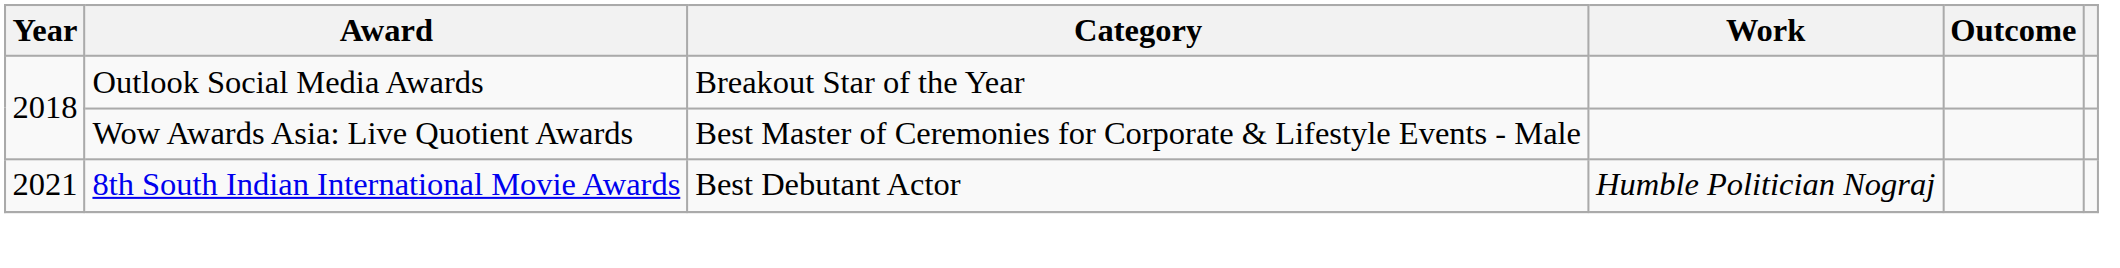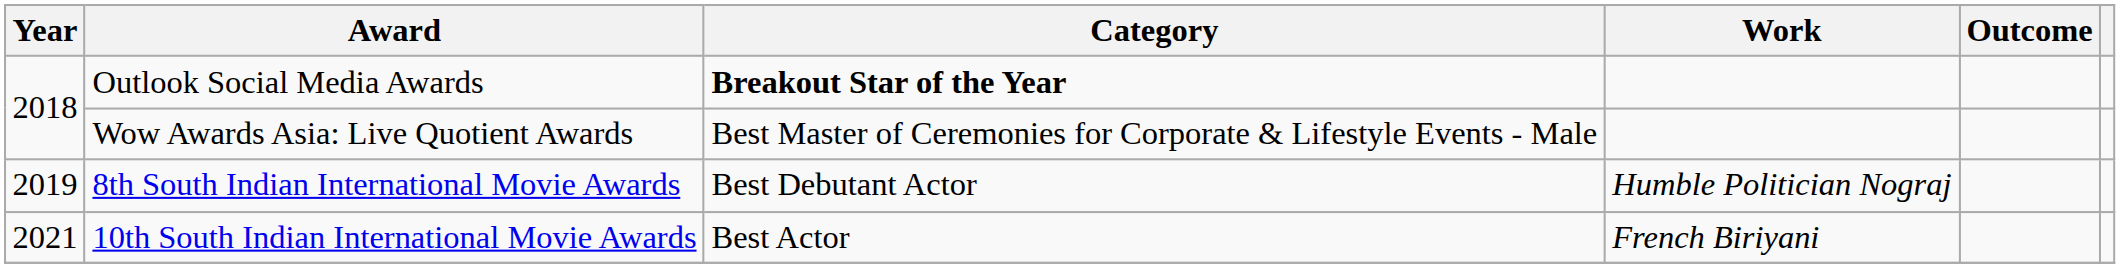(860, 81) normal -> (889, 81) bold
(45, 184) 2021 -> (45, 184) 2019
+ row: (394, 236)
